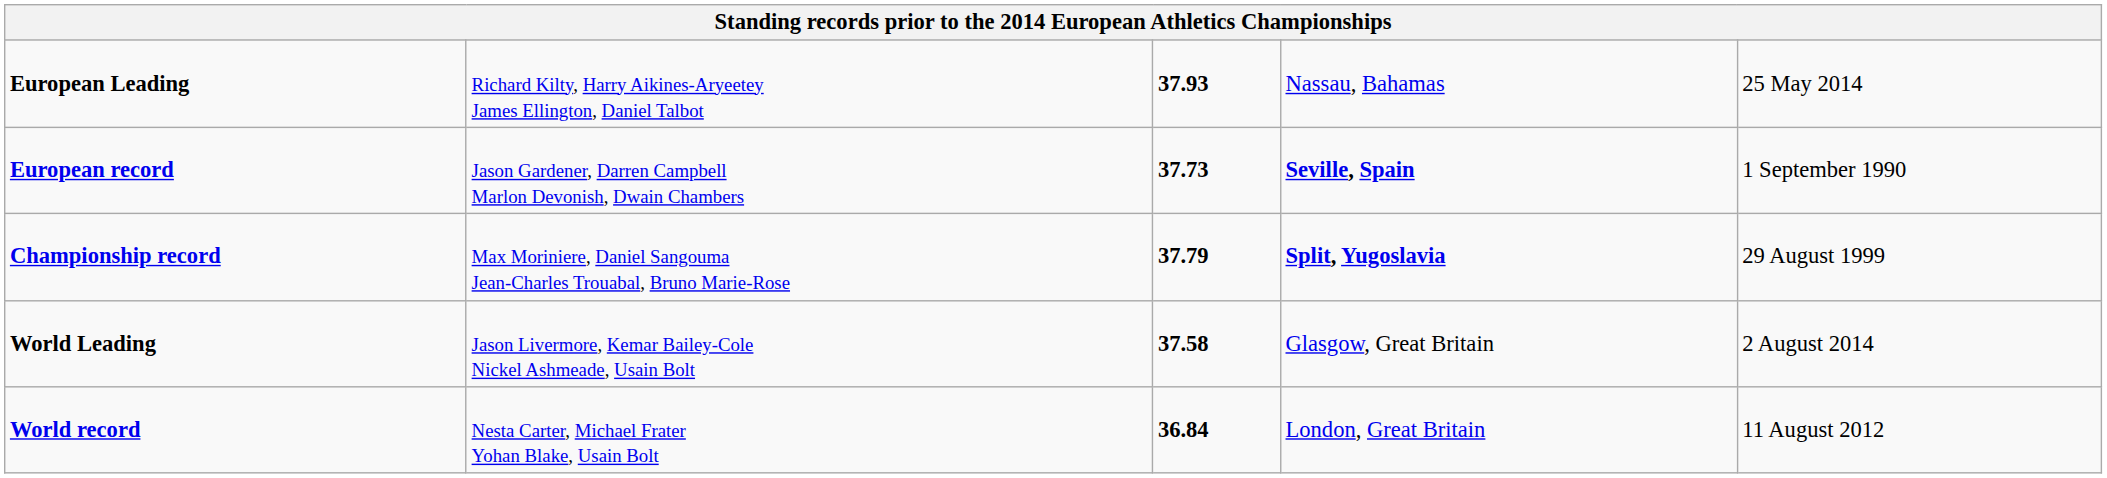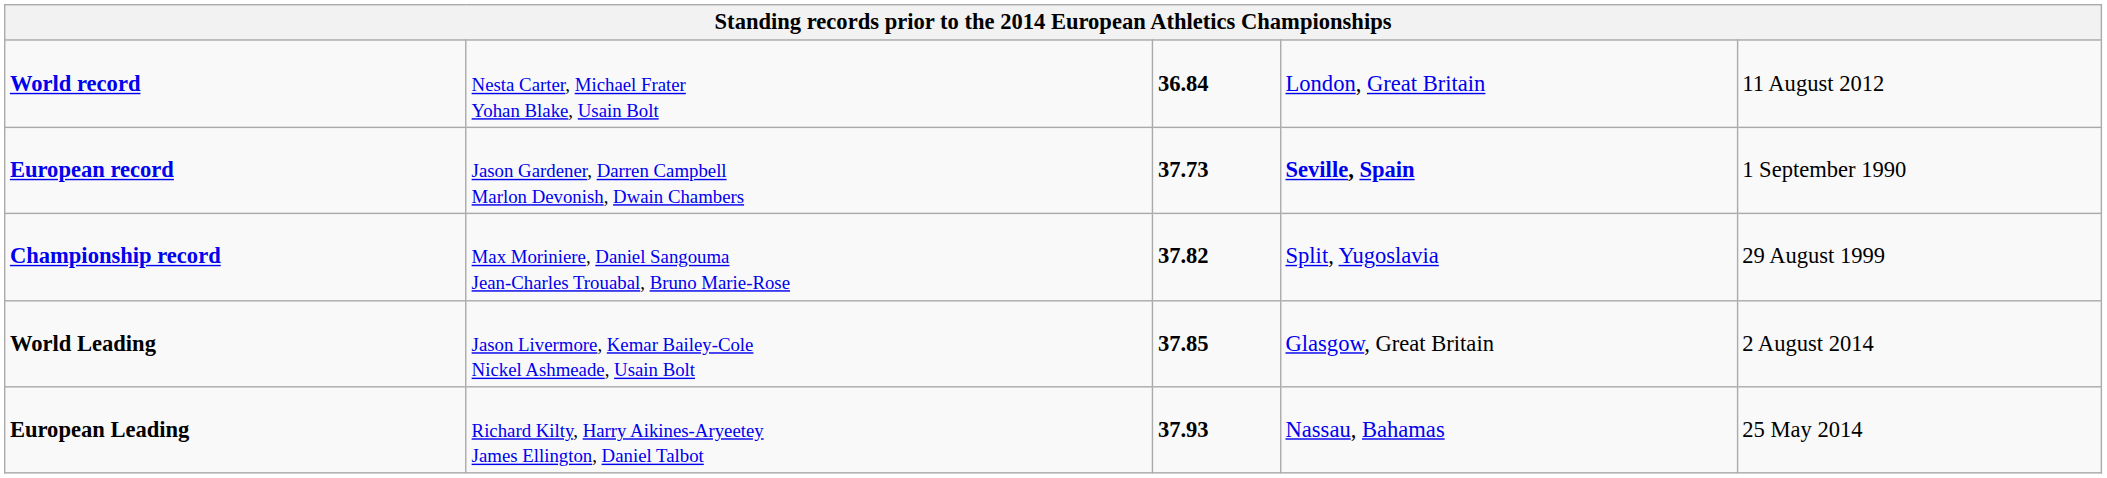rows swapped: (75, 429) <-> (100, 83)
(1183, 256) 37.79 -> (1183, 256) 37.82
(1366, 256) bold -> (1362, 256) normal
(1183, 343) 37.58 -> (1183, 343) 37.85
